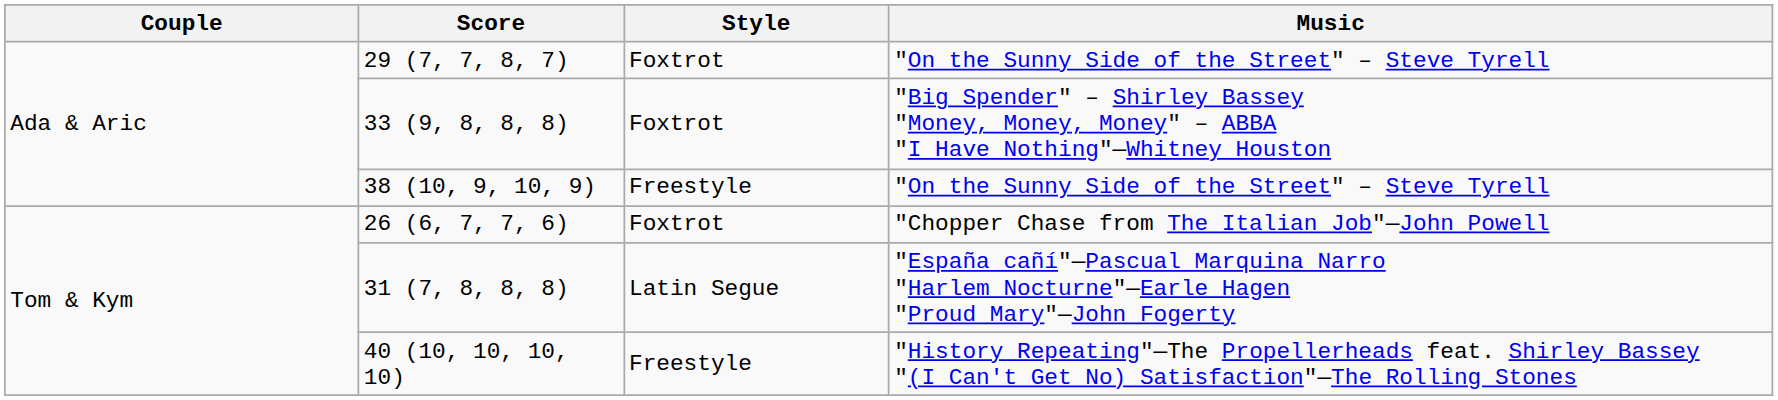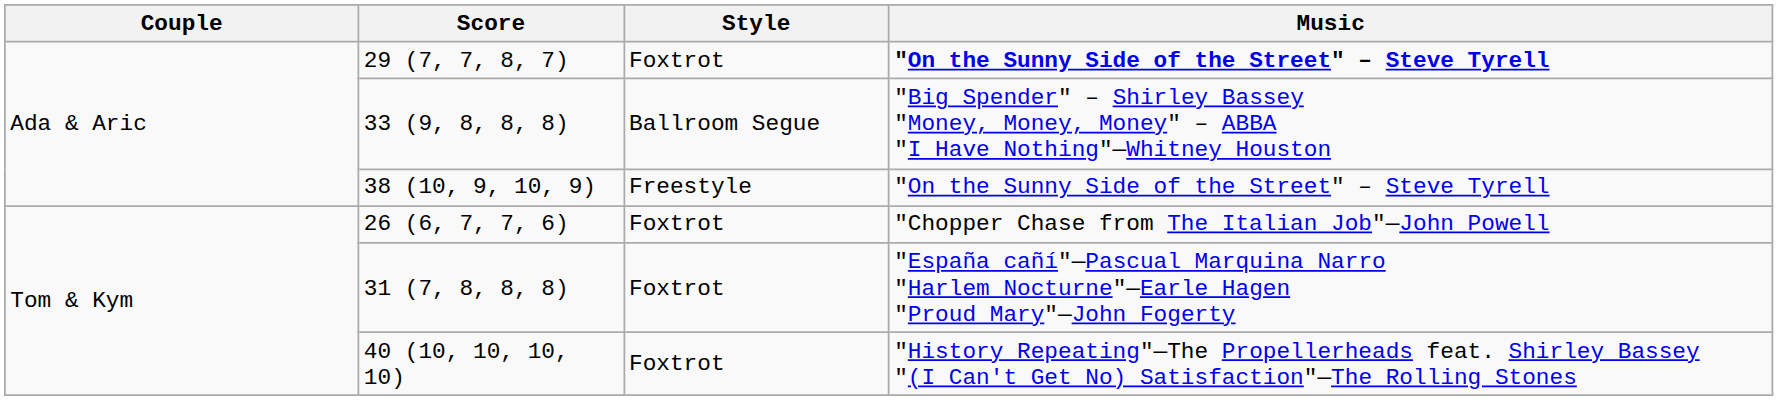(1222, 60) normal -> (1222, 60) bold
(677, 124) Foxtrot -> (725, 124) Ballroom Segue
(704, 288) Latin Segue -> (677, 288) Foxtrot
(690, 364) Freestyle -> (677, 364) Foxtrot
